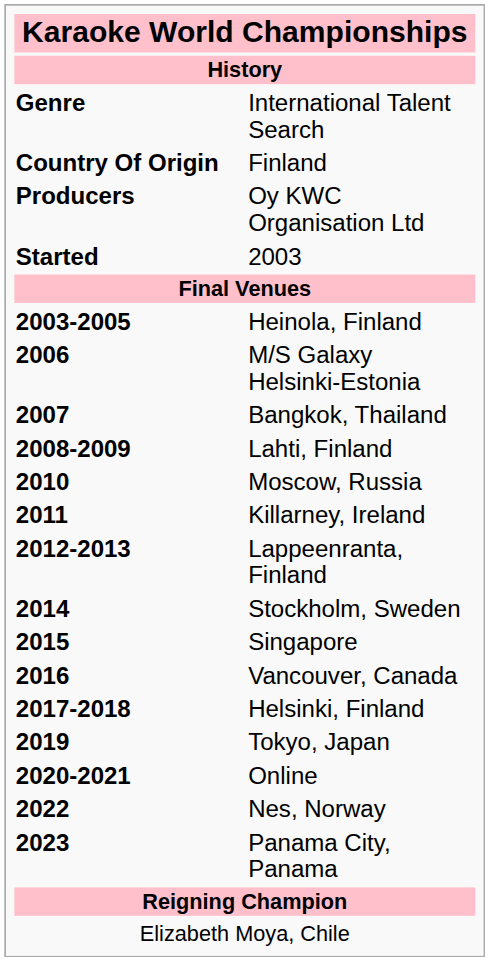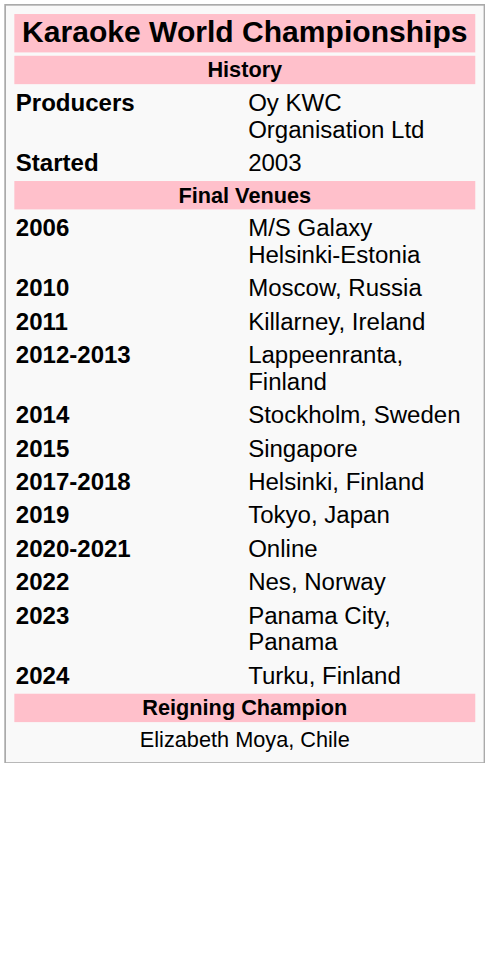- row: (349, 116)
- row: (288, 162)
- row: (335, 321)
- row: (347, 415)
- row: (320, 448)
- row: (353, 675)
+ row: (325, 675)
